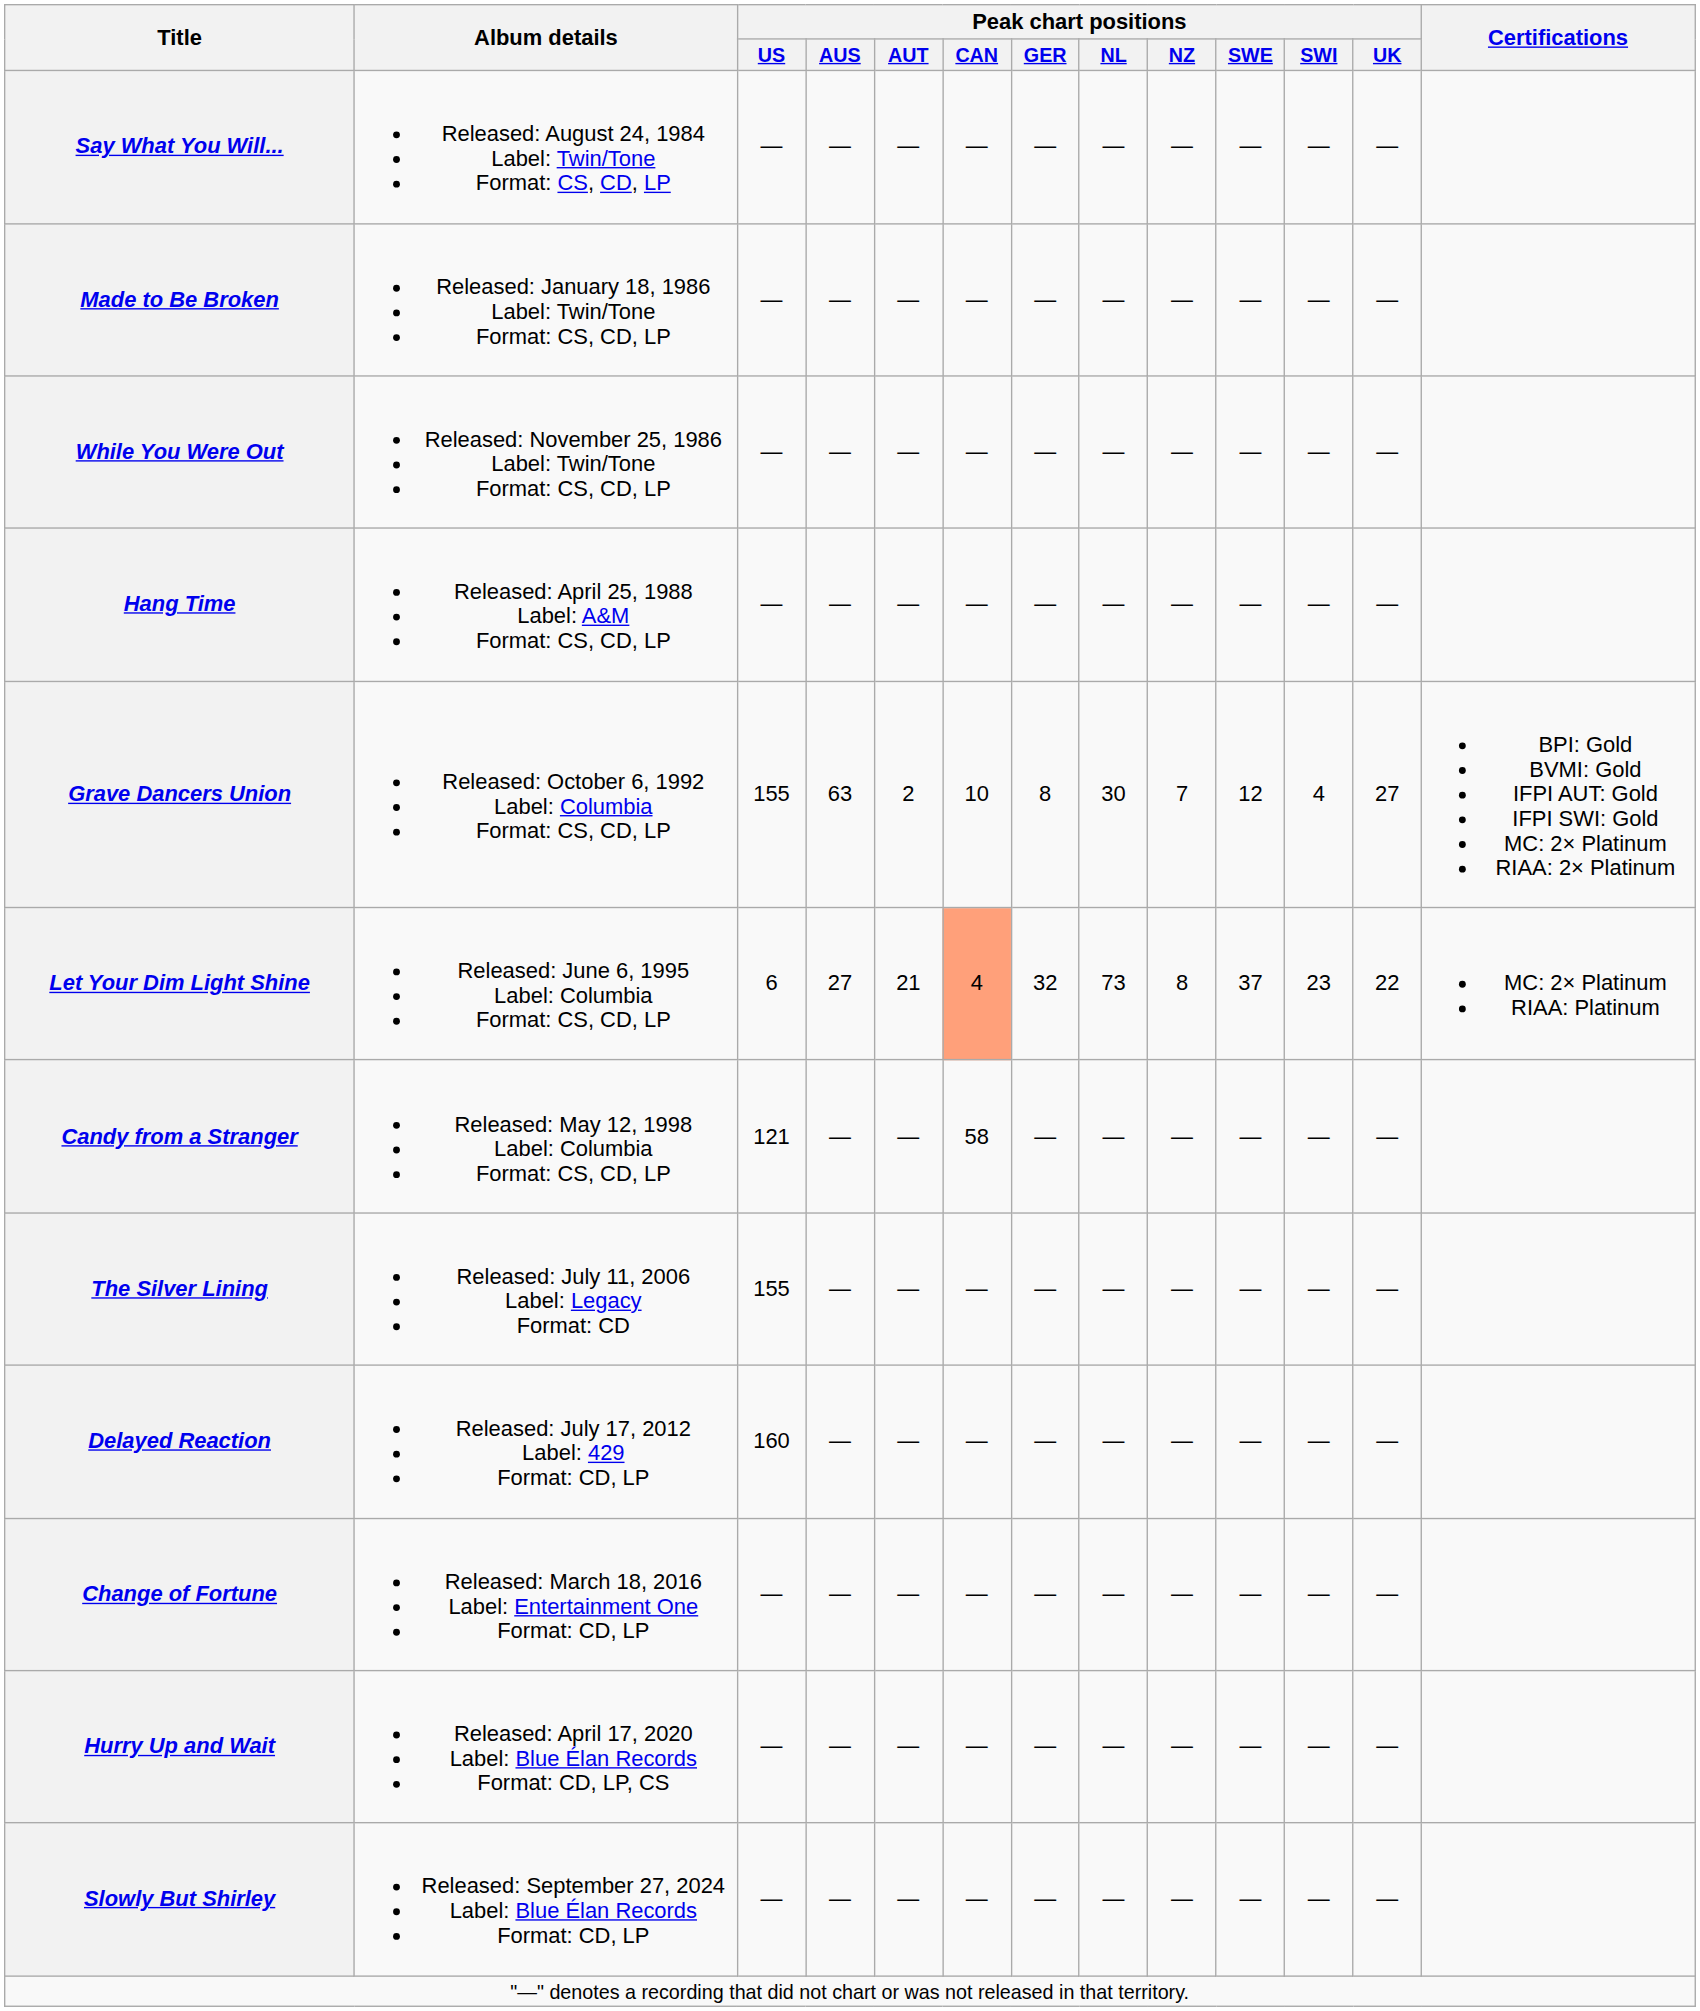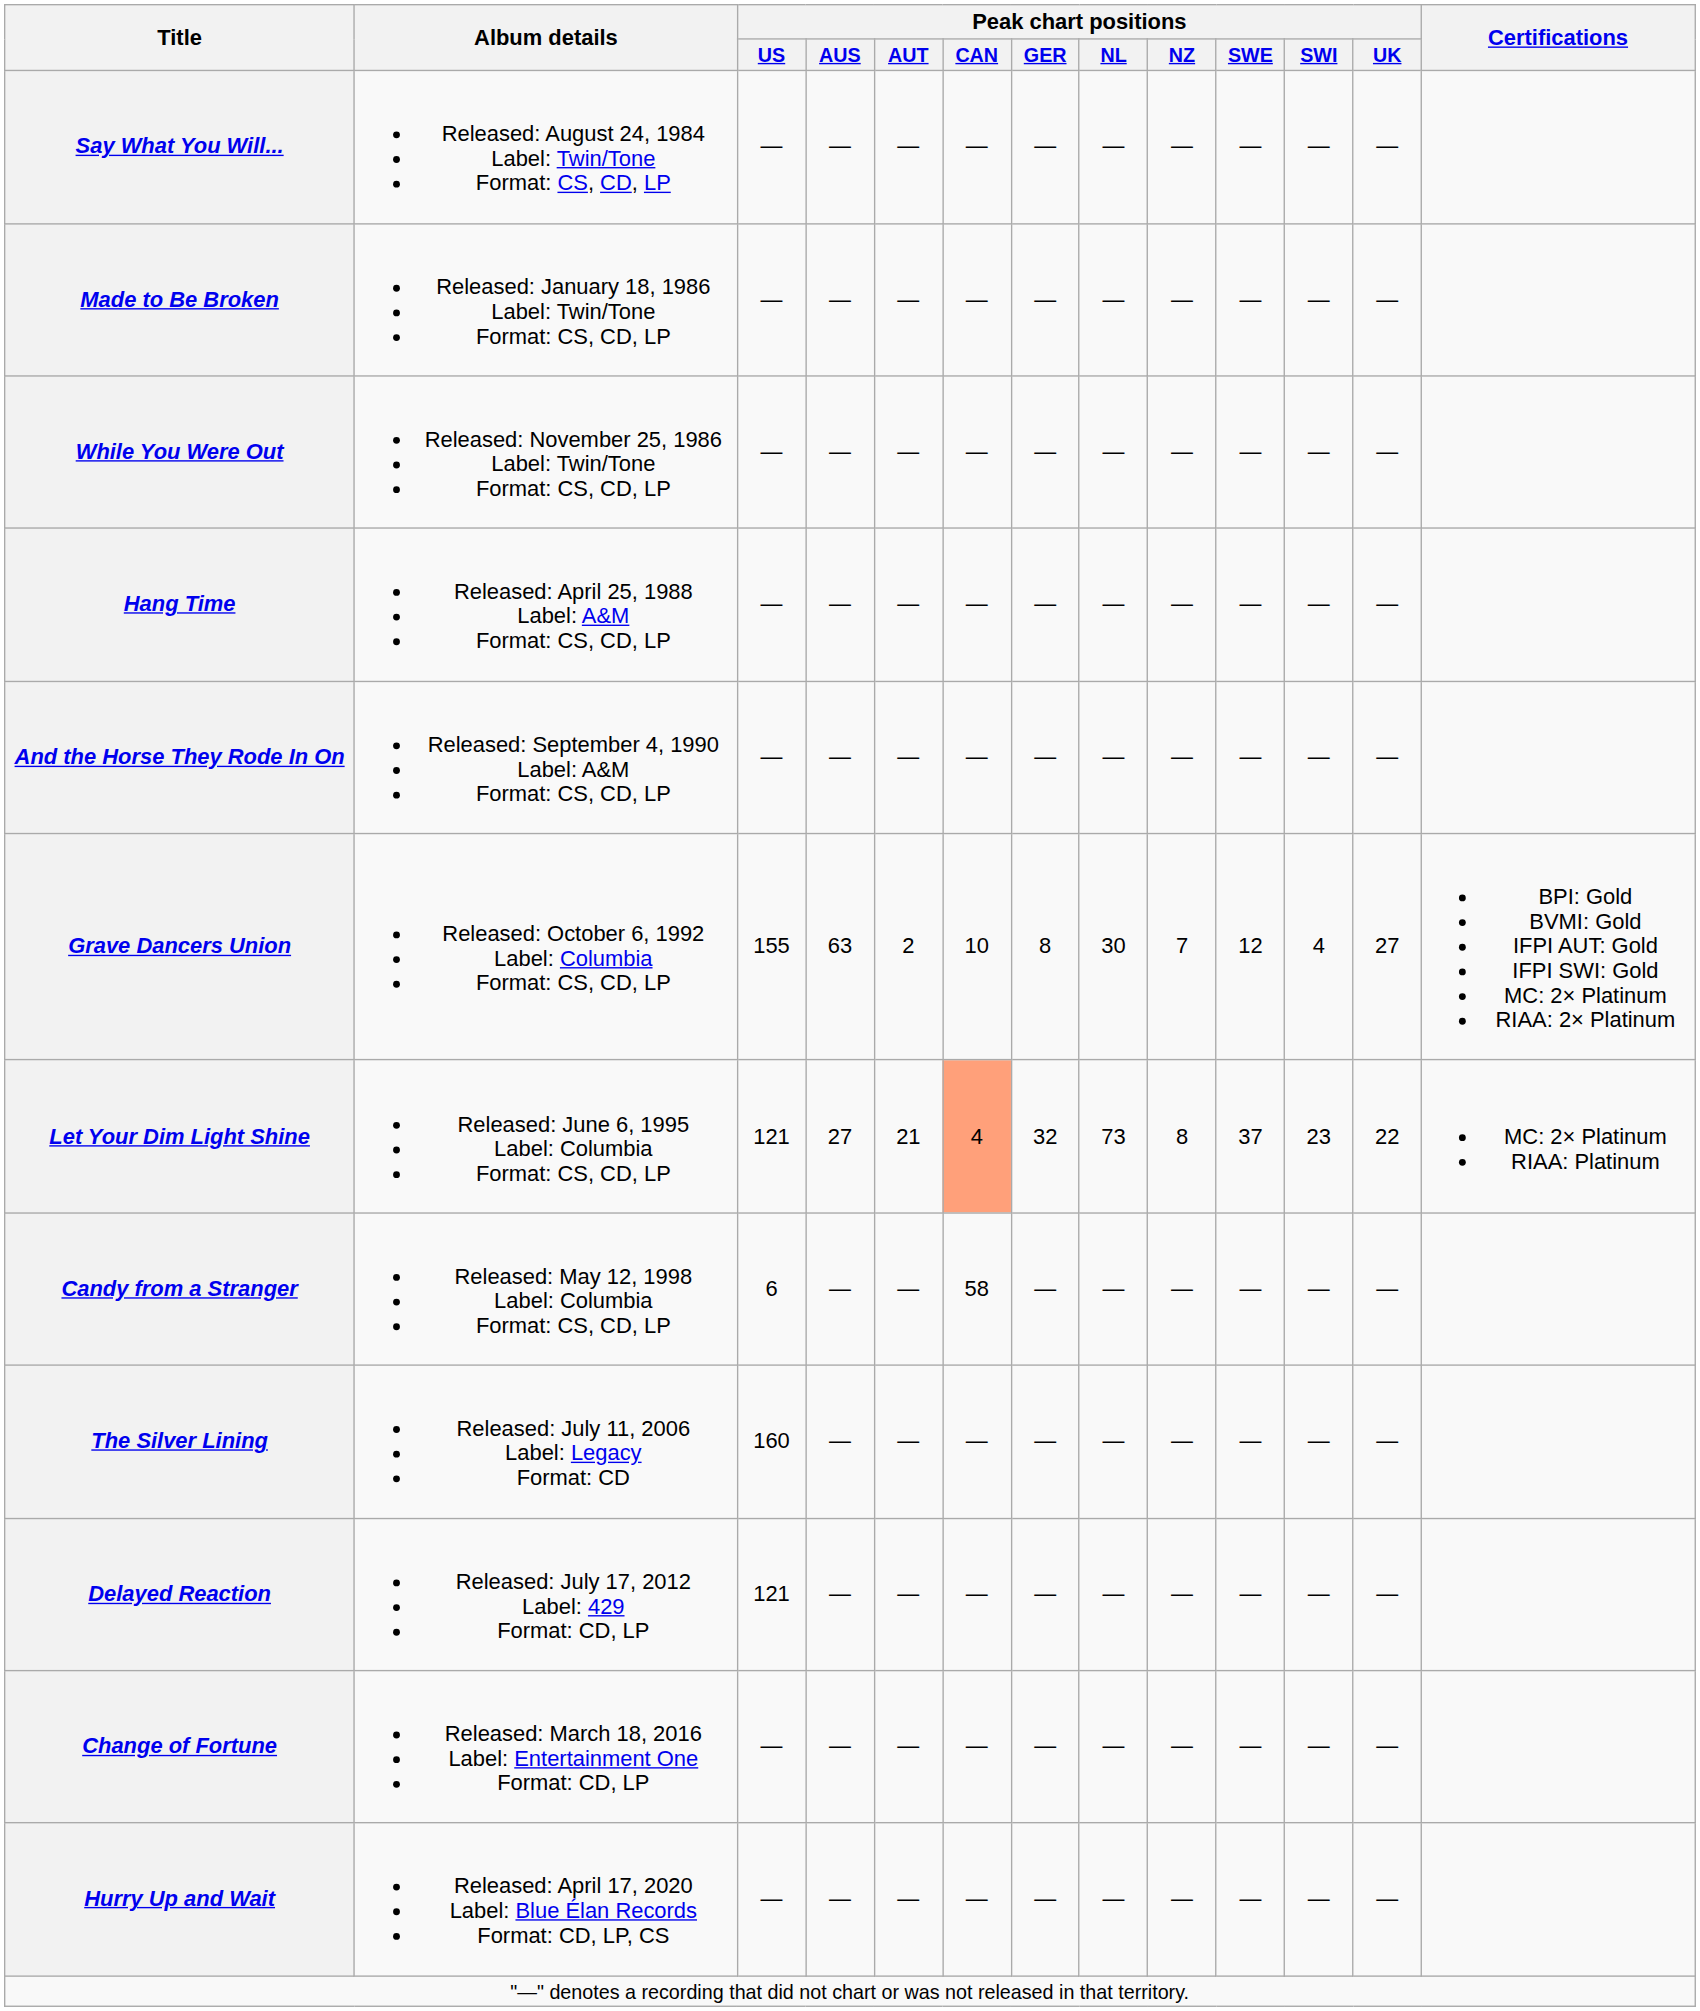+ row: (180, 757)
(771, 983) 6 -> (771, 1136) 121
(771, 1136) 121 -> (771, 1288) 6
(771, 1288) 155 -> (771, 1441) 160
(771, 1441) 160 -> (771, 1593) 121
- row: (180, 1899)
